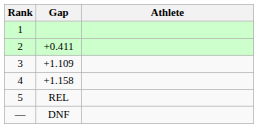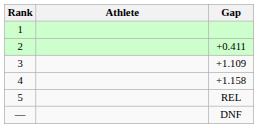columns swapped: (167, 13) <-> (59, 13)
